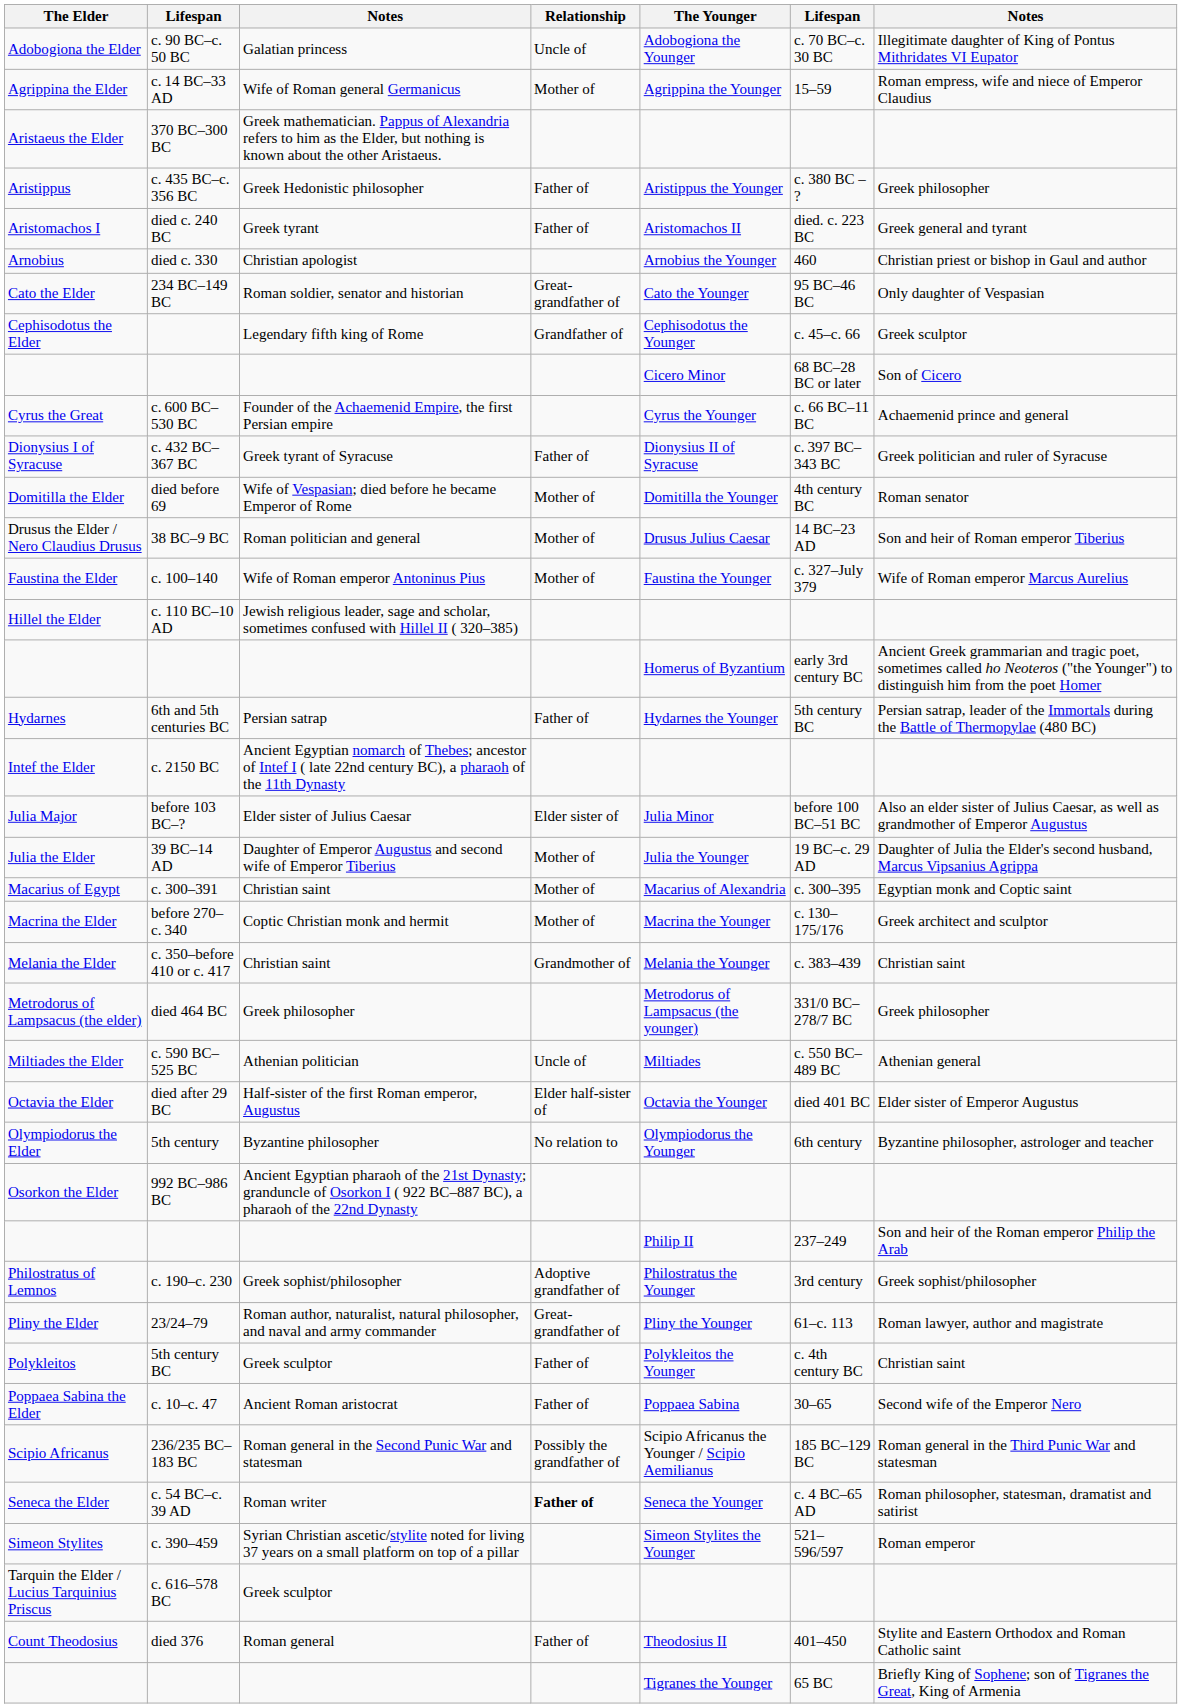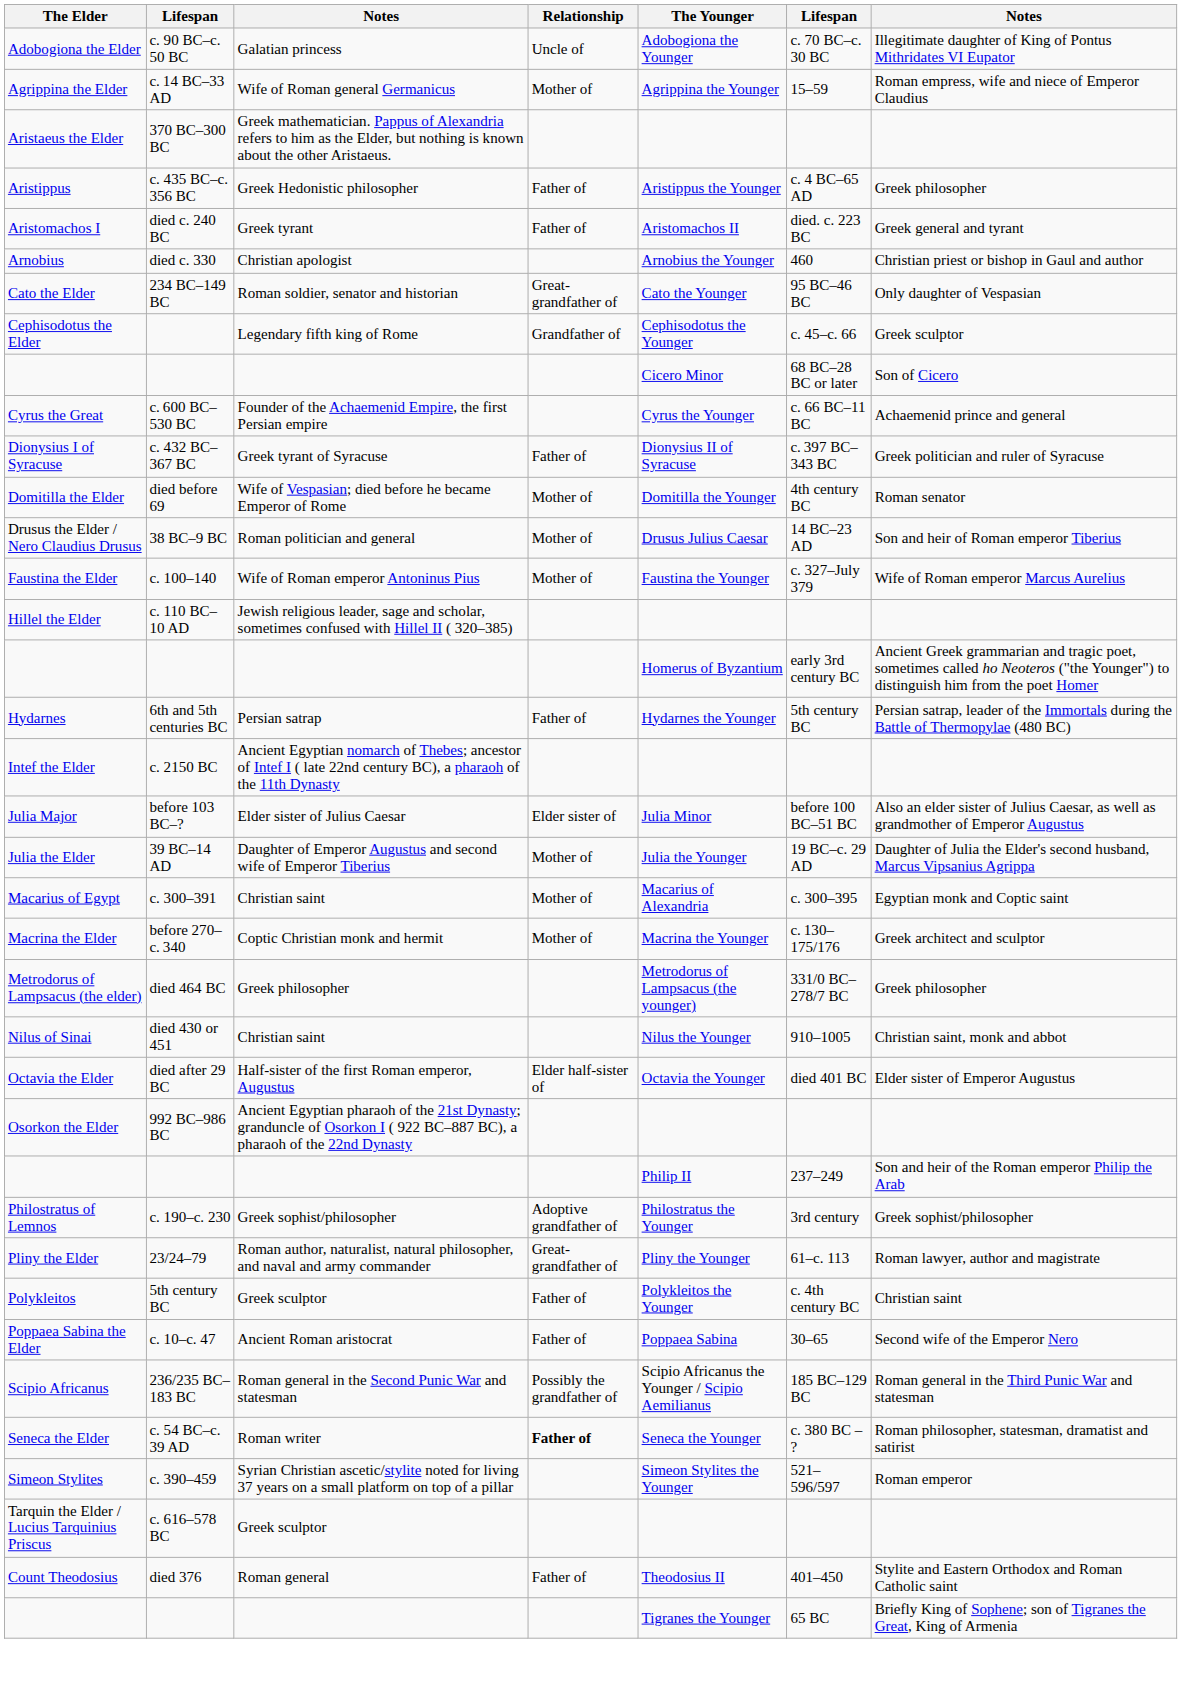(830, 187) c. 380 BC – ? -> (824, 187) c. 4 BC–65 AD
- row: (62, 962)
- row: (66, 1061)
+ row: (50, 1037)
- row: (62, 1142)
(828, 1502) c. 4 BC–65 AD -> (826, 1438) c. 380 BC – ?
